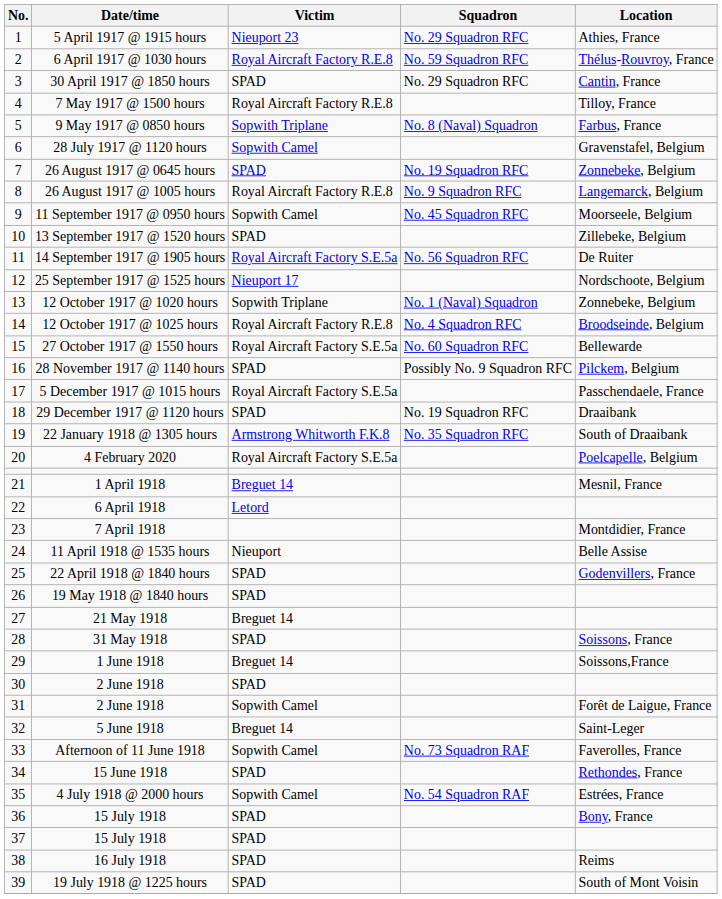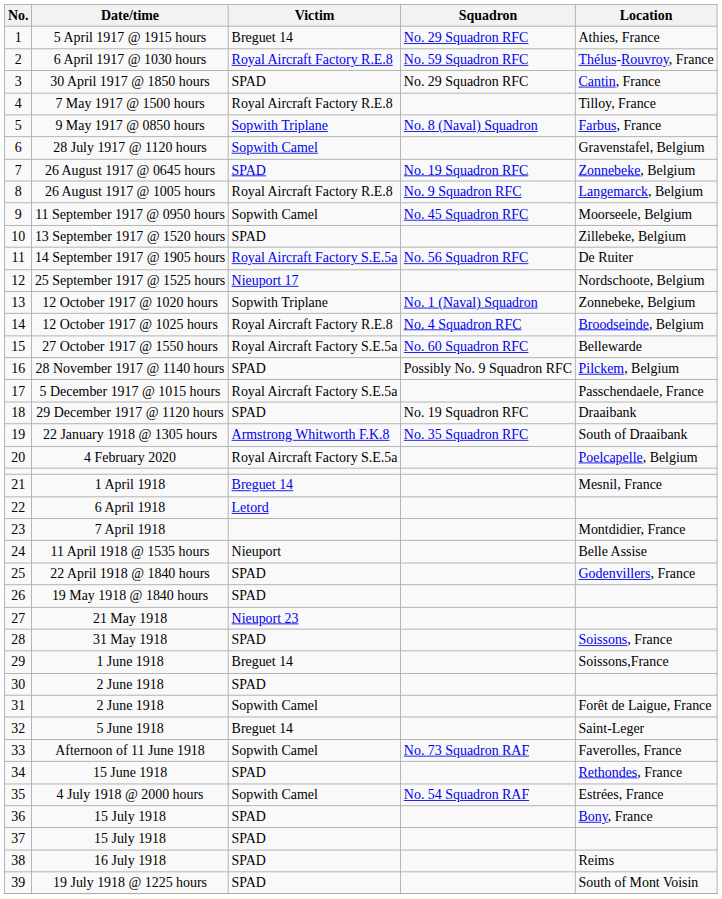(265, 37) Nieuport 23 -> (262, 37) Breguet 14
(262, 618) Breguet 14 -> (265, 618) Nieuport 23
